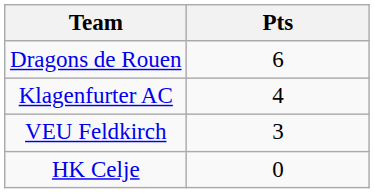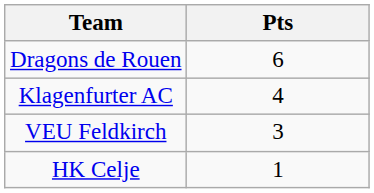(278, 168) 0 -> (278, 168) 1
